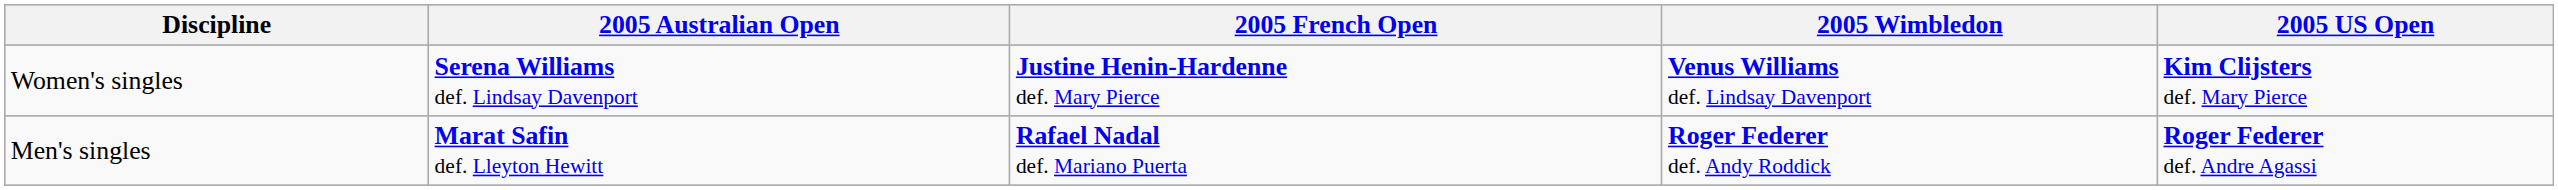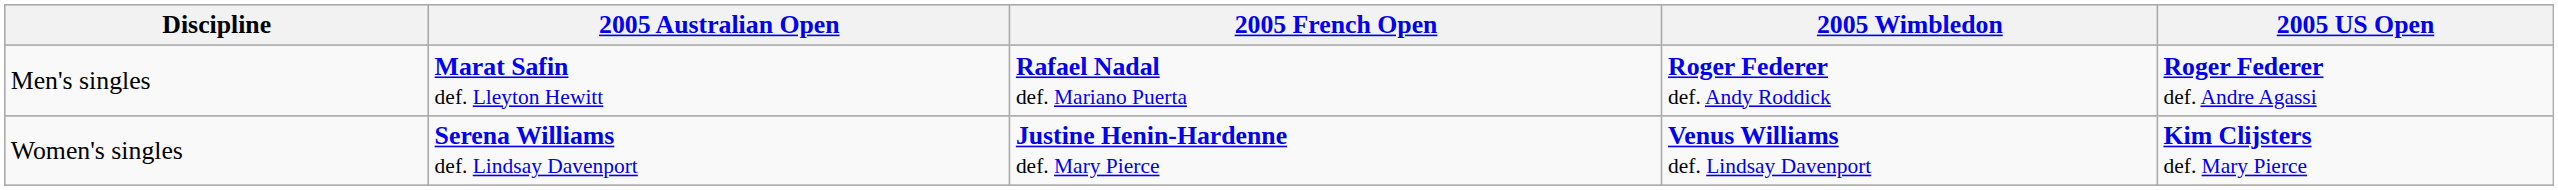rows swapped: (81, 150) <-> (97, 80)
